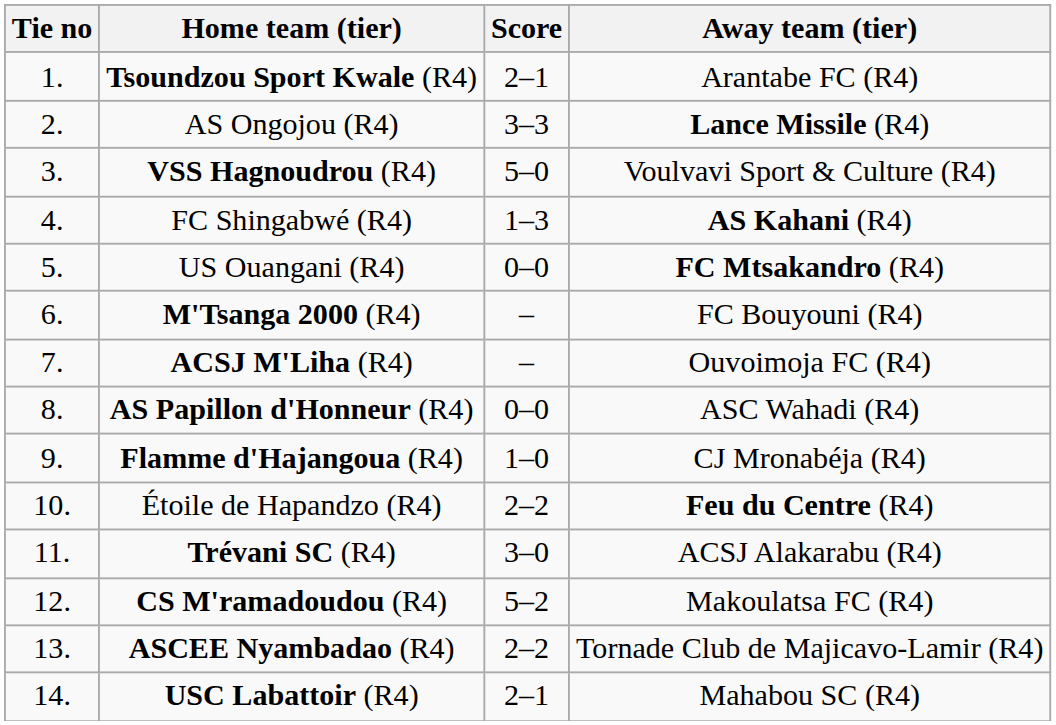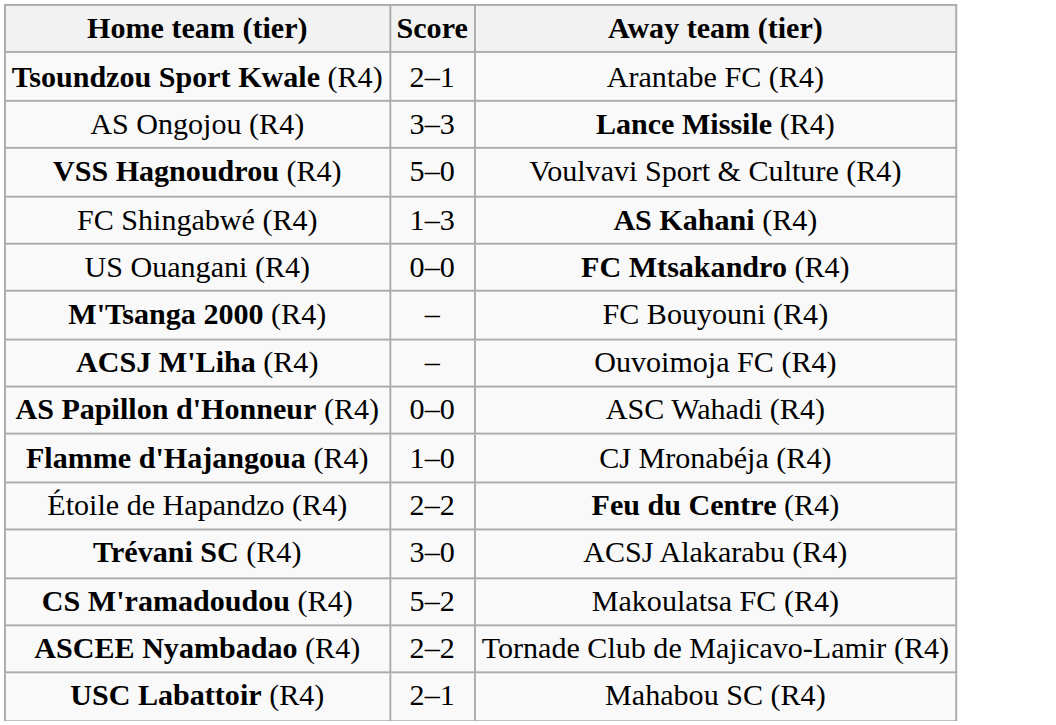- column: (52, 28)
